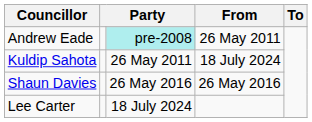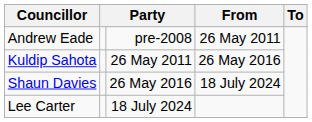(163, 38) paleturquoise background -> (163, 38) no background
(240, 60) 18 July 2024 -> (240, 60) 26 May 2016
(240, 83) 26 May 2016 -> (240, 83) 18 July 2024
